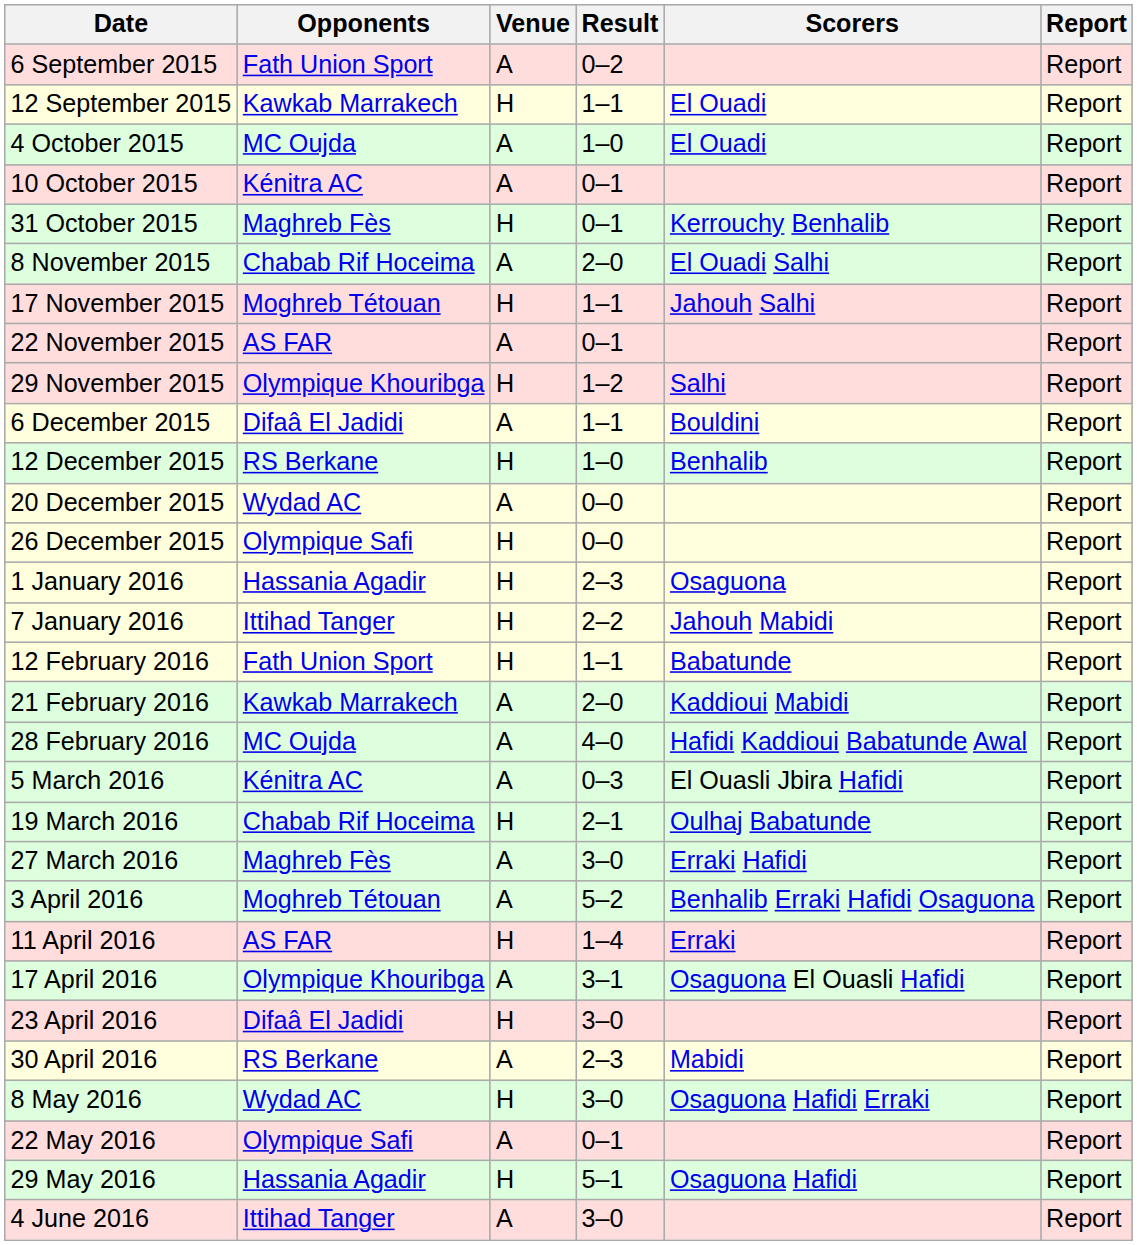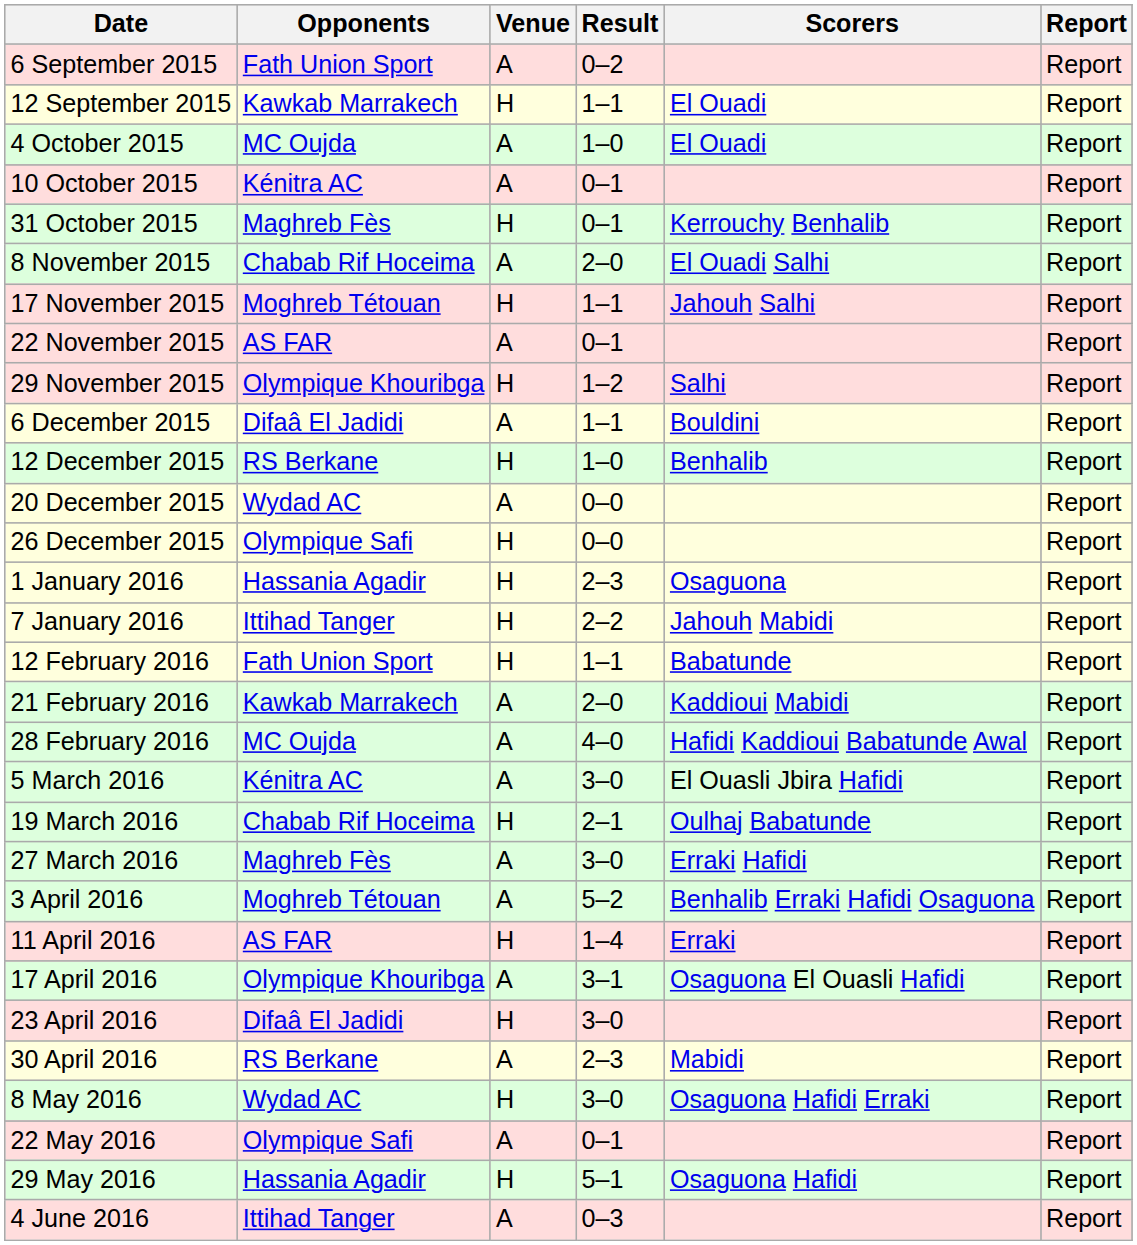(603, 781) 0–3 -> (603, 781) 3–0
(603, 1219) 3–0 -> (603, 1219) 0–3
